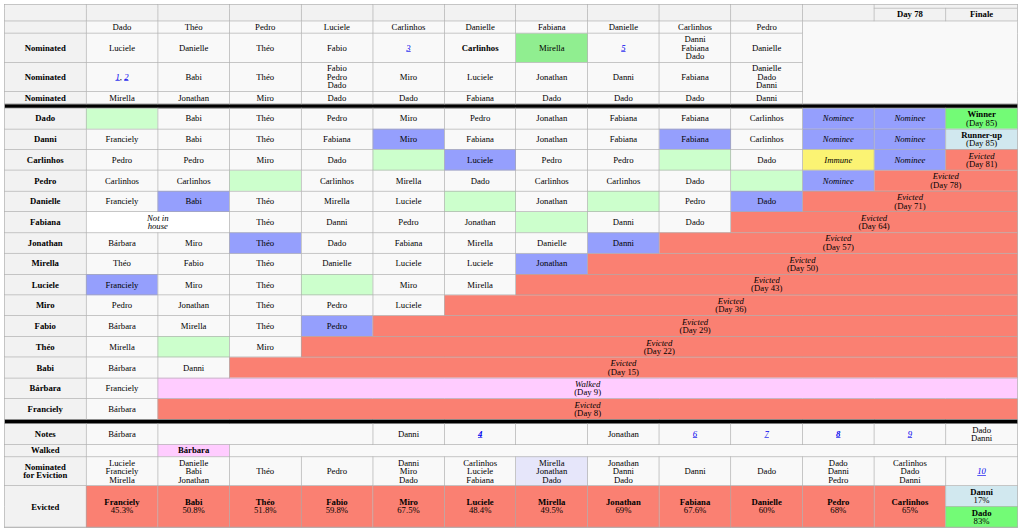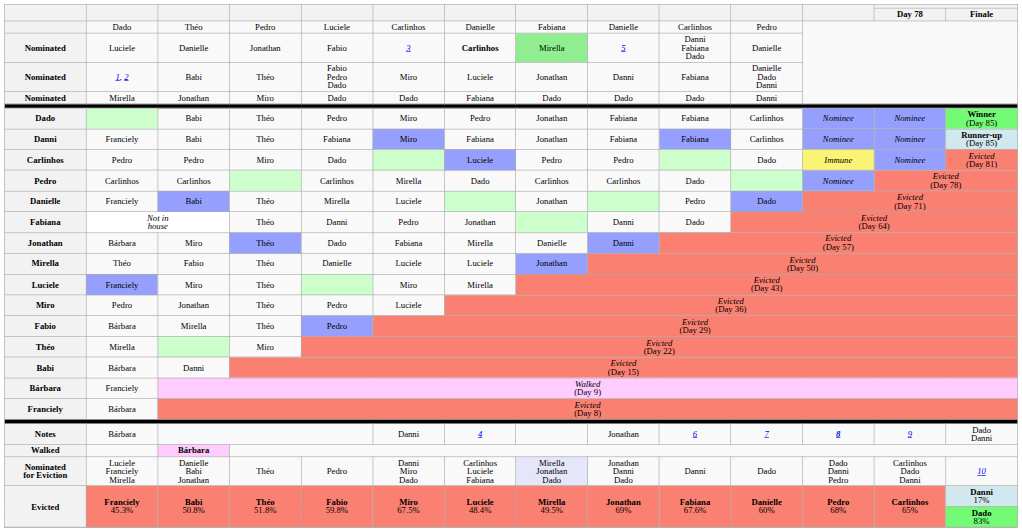(265, 47) Théo -> (265, 47) Jonathan
(480, 434) bold -> (480, 434) normal
